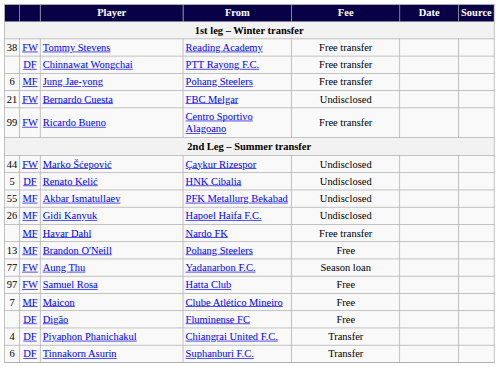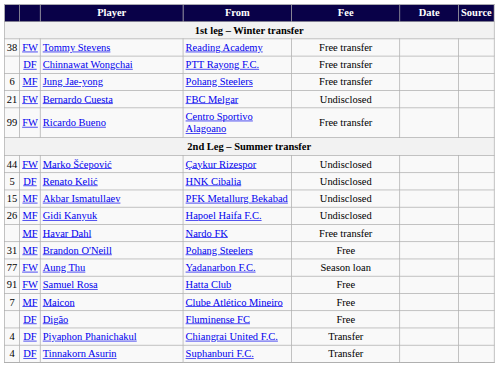(12, 198) 55 -> (12, 198) 15
(12, 250) 13 -> (12, 250) 31
(12, 285) 97 -> (12, 285) 91
(12, 354) 6 -> (12, 354) 4
